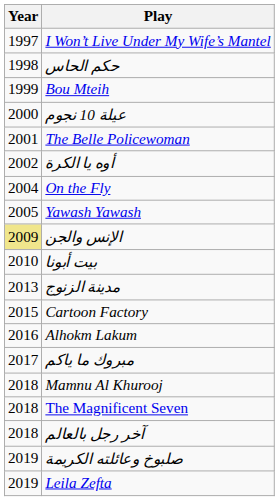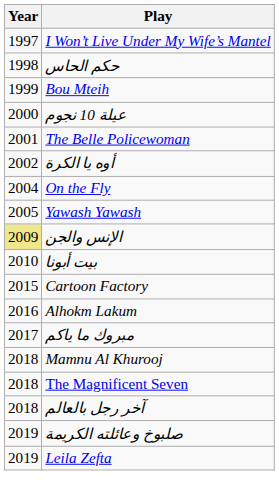- row: (83, 287)
